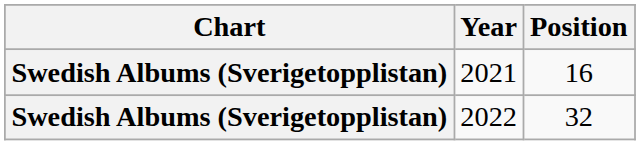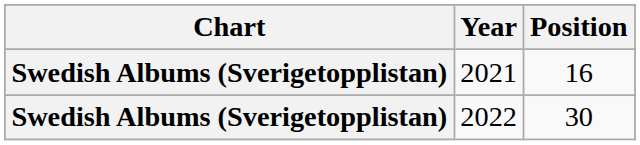(579, 116) 32 -> (579, 116) 30
